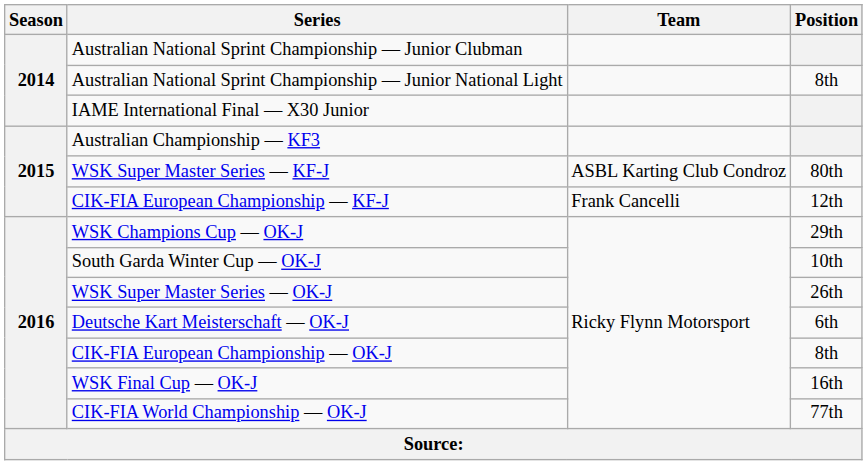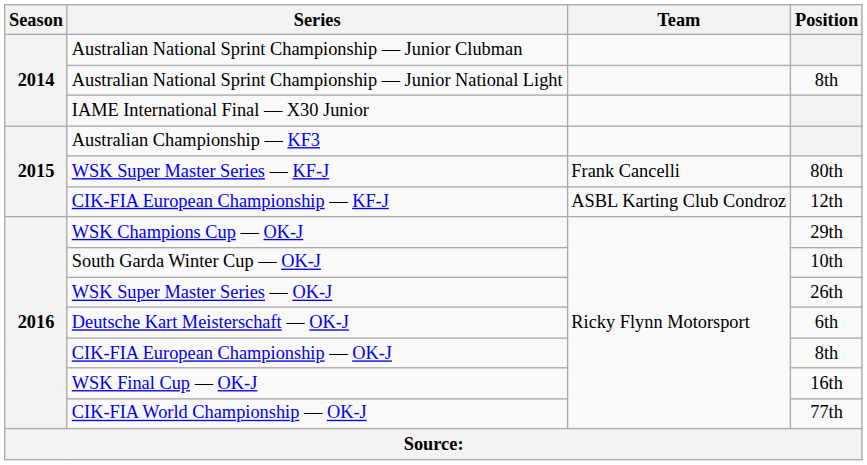(679, 170) ASBL Karting Club Condroz -> (626, 170) Frank Cancelli
(626, 200) Frank Cancelli -> (679, 200) ASBL Karting Club Condroz
